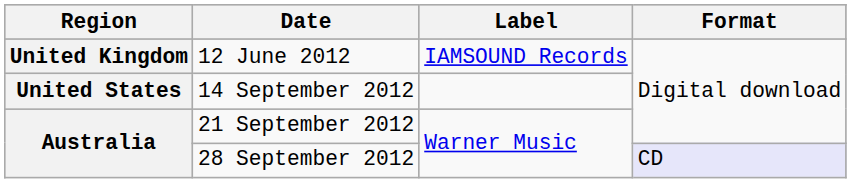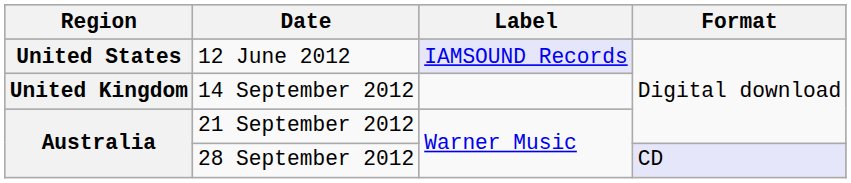(99, 57) United Kingdom -> (99, 57) United States
(526, 57) no background -> (526, 57) lavender background
(99, 91) United States -> (99, 91) United Kingdom
